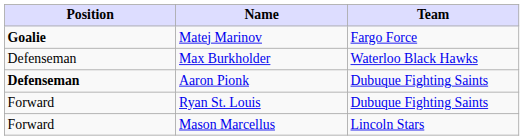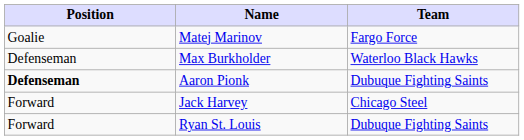(27, 37) bold -> (26, 37) normal
+ row: (213, 102)
- row: (227, 124)
